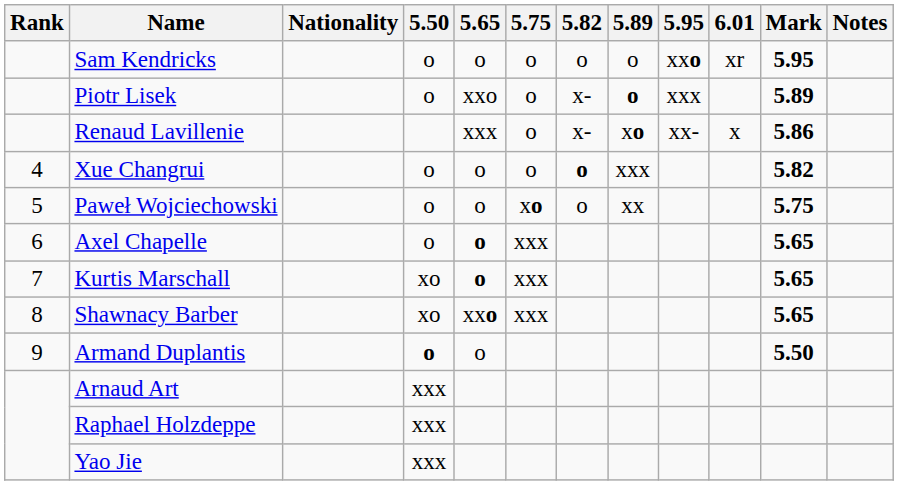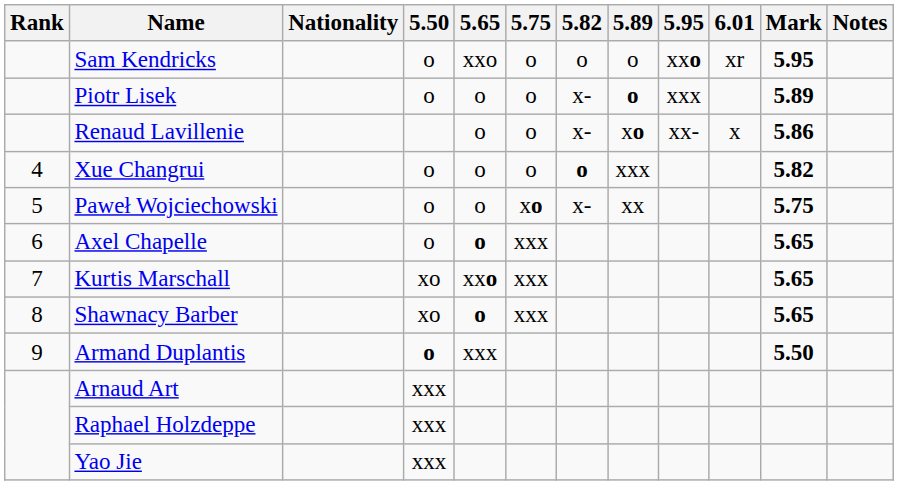(480, 59) o -> (480, 59) xxo
(480, 95) xxo -> (480, 95) o
(480, 132) xxx -> (480, 132) o
(582, 205) o -> (582, 205) x-
(480, 278) o -> (480, 278) xxo
(480, 315) xxo -> (480, 315) o
(480, 351) o -> (480, 351) xxx
